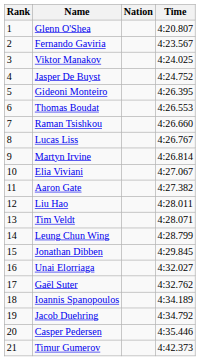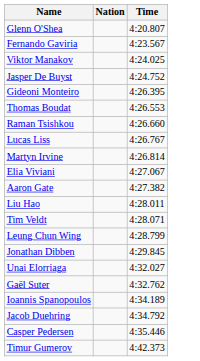- column: (18, 12)
